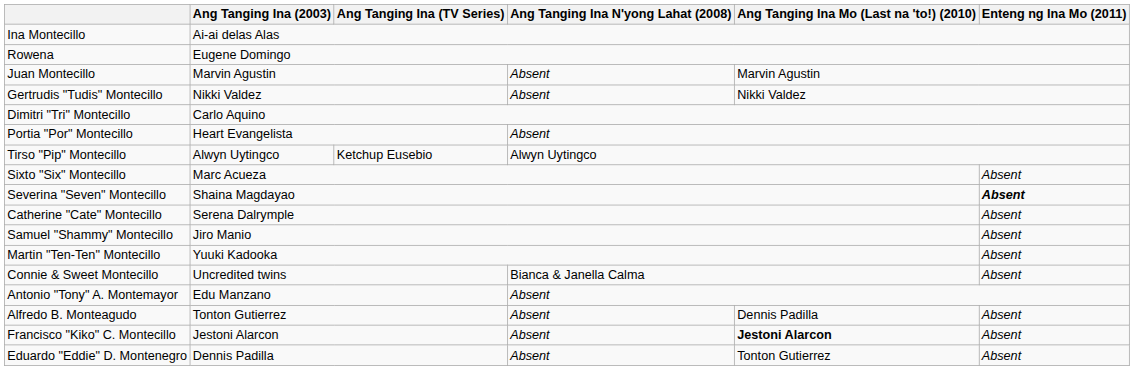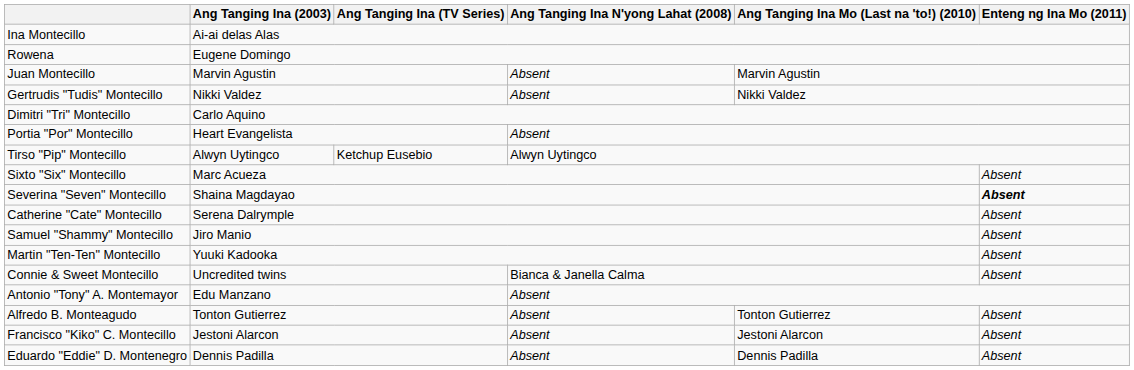(778, 315) Dennis Padilla -> (784, 315) Tonton Gutierrez
(784, 335) bold -> (780, 335) normal
(784, 355) Tonton Gutierrez -> (778, 355) Dennis Padilla
